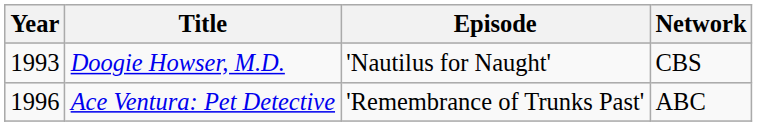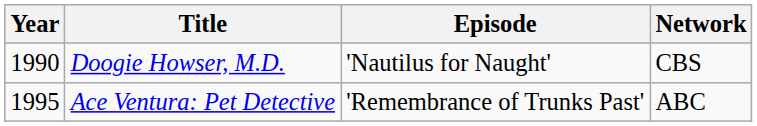(35, 62) 1993 -> (35, 62) 1990
(35, 101) 1996 -> (35, 101) 1995
